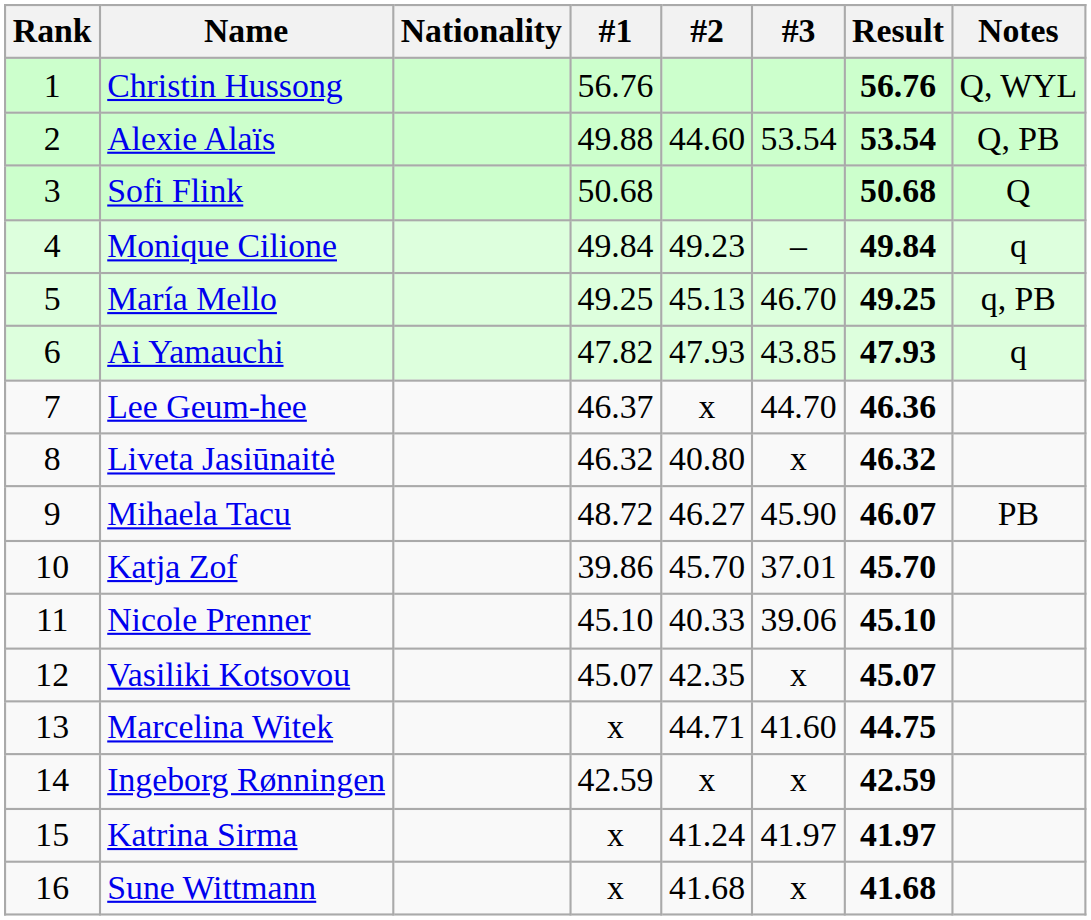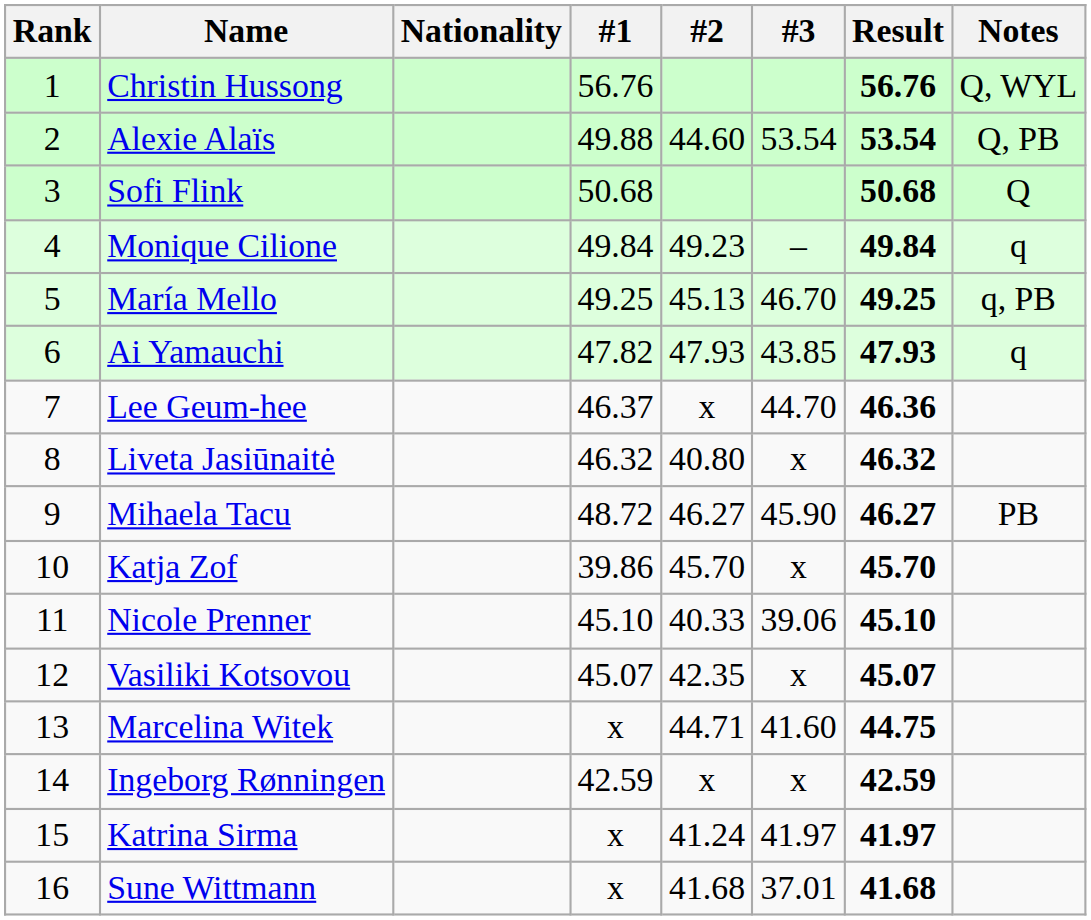(898, 513) 46.07 -> (898, 513) 46.27
(799, 566) 37.01 -> (799, 566) x
(799, 887) x -> (799, 887) 37.01
